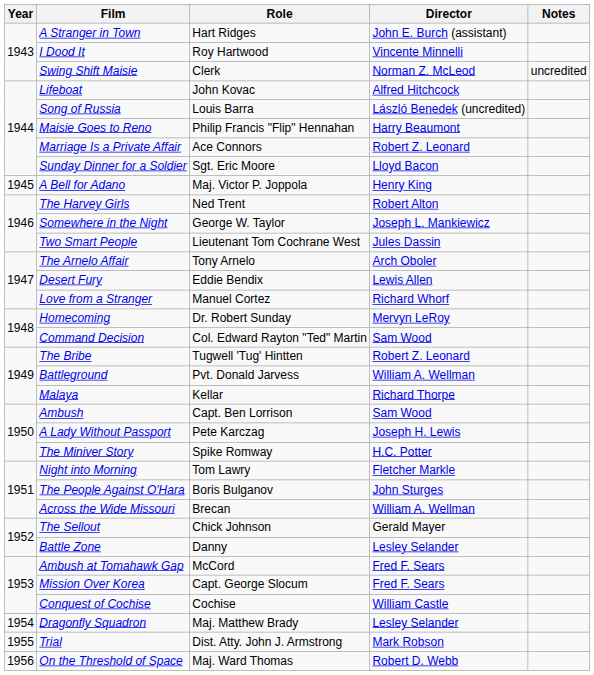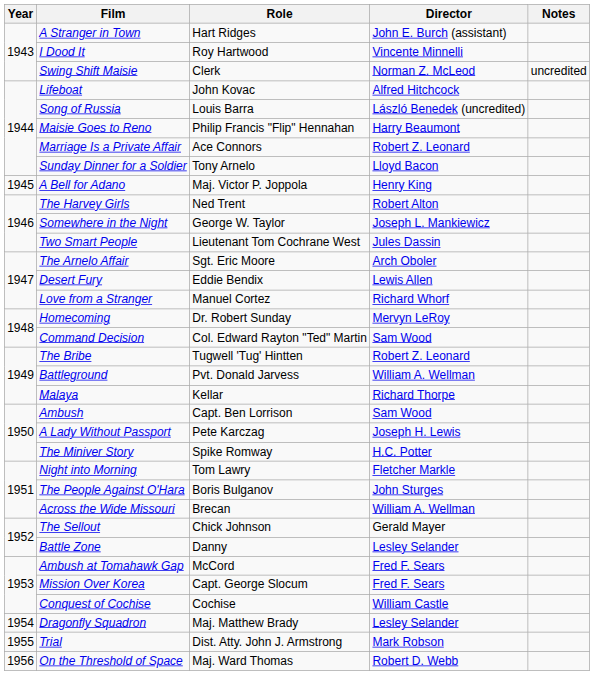(234, 166) Sgt. Eric Moore -> (224, 166) Tony Arnelo
(224, 261) Tony Arnelo -> (234, 261) Sgt. Eric Moore
